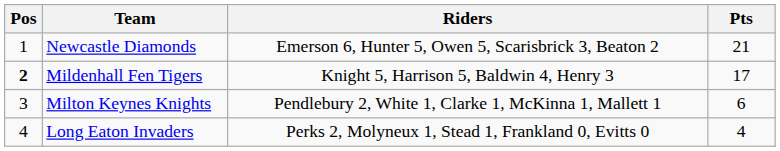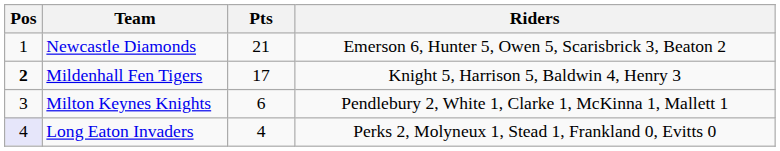columns swapped: (741, 18) <-> (468, 18)
(23, 131) no background -> (23, 131) lavender background
